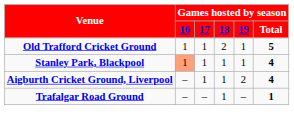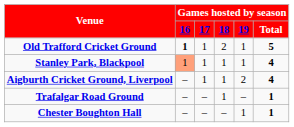(185, 46) normal -> (185, 46) bold
+ row: (90, 113)
